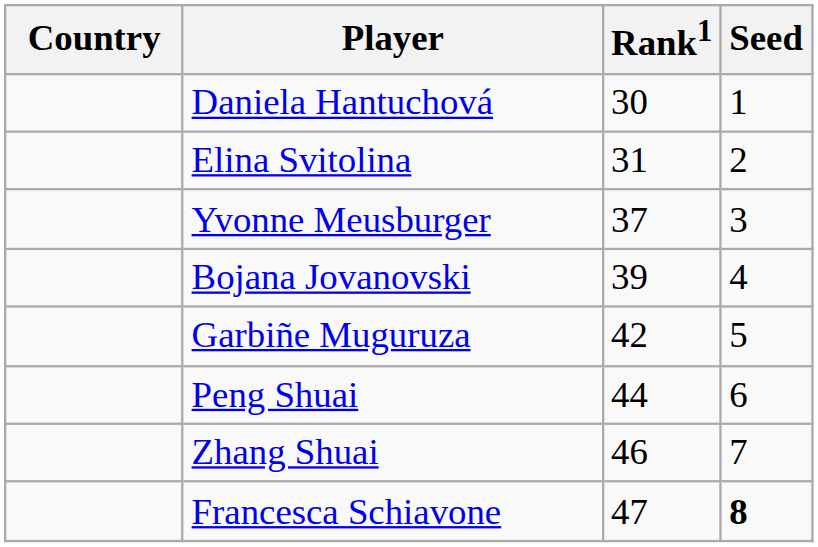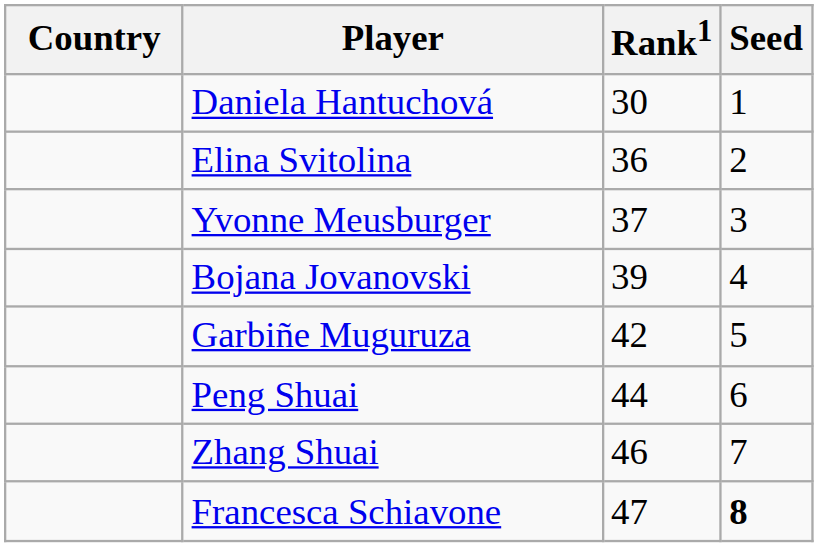(629, 160) 31 -> (629, 160) 36
